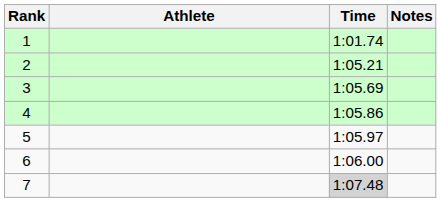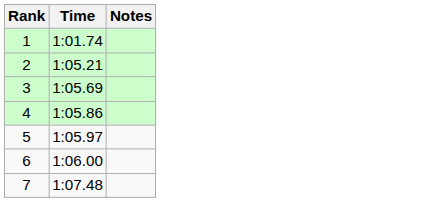- column: (189, 16)
(358, 185) lightgrey background -> (78, 185) no background
